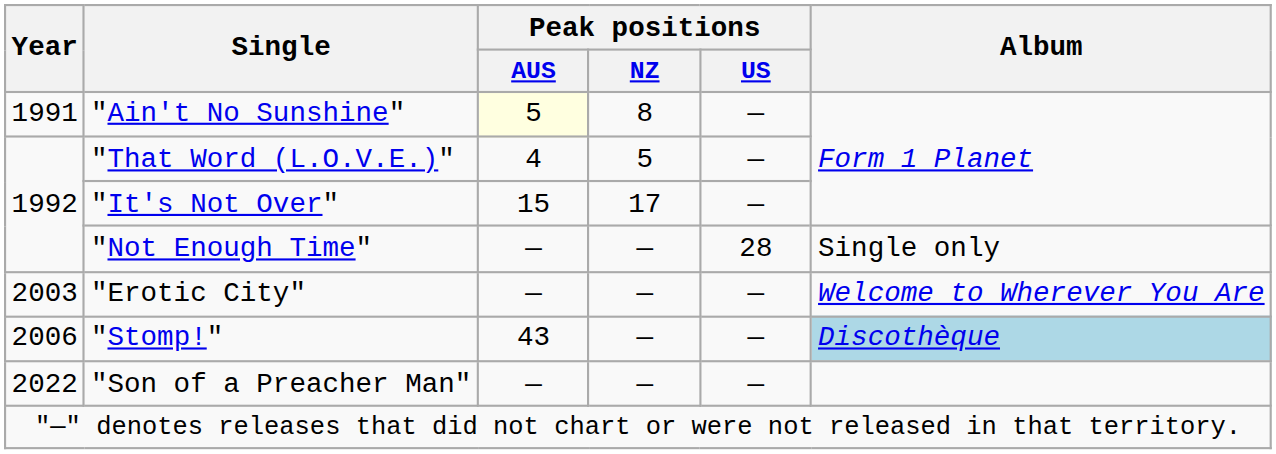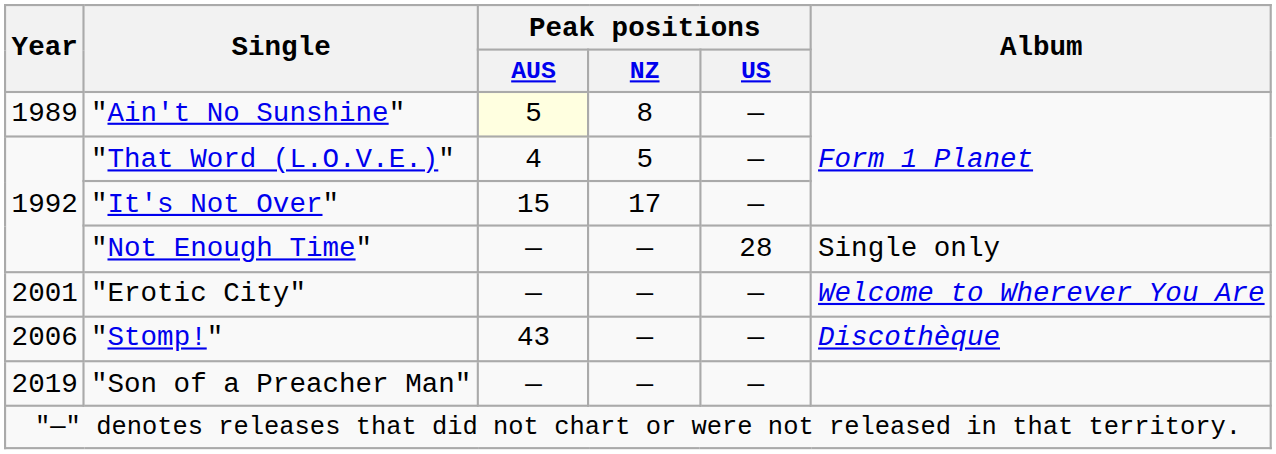(45, 114) 1991 -> (45, 114) 1989
(45, 294) 2003 -> (45, 294) 2001
(909, 339) lightblue background -> (909, 339) no background
(45, 384) 2022 -> (45, 384) 2019
